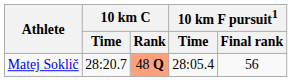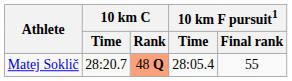(252, 65) 56 -> (252, 65) 55
